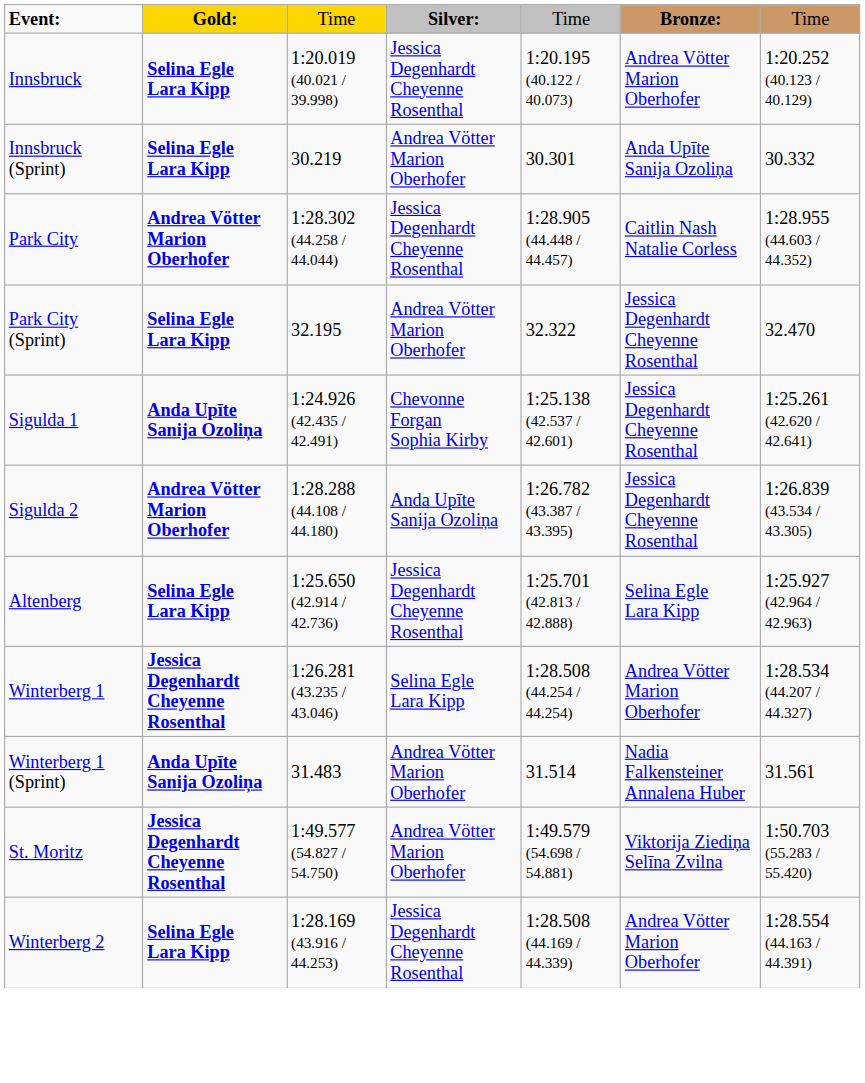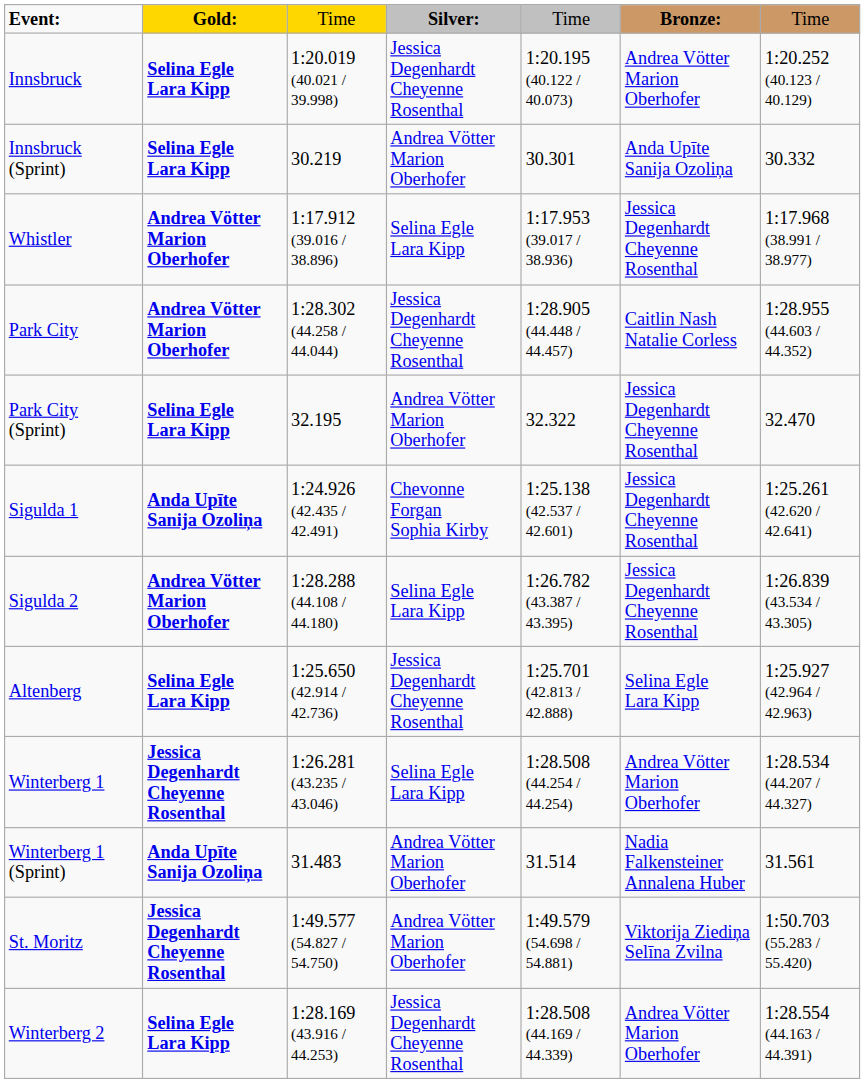+ row: (40, 239)
(444, 510) Anda Upīte Sanija Ozoliņa -> (432, 601) Selina Egle Lara Kipp
